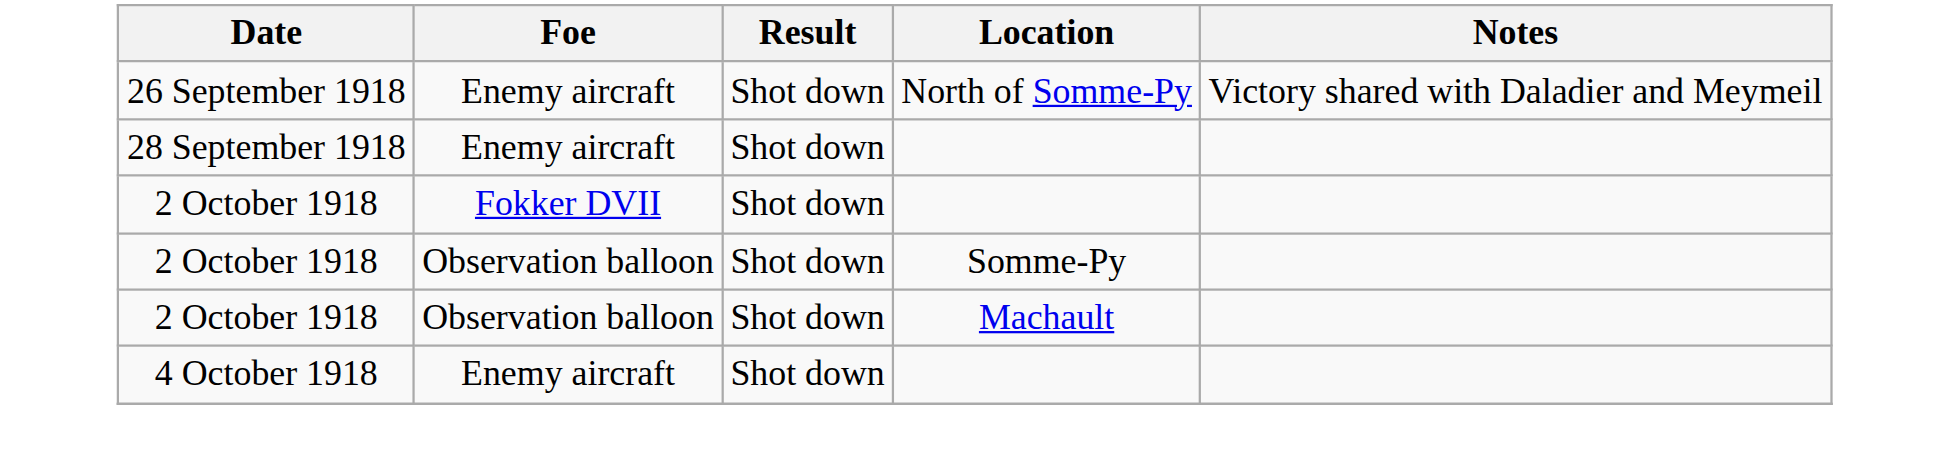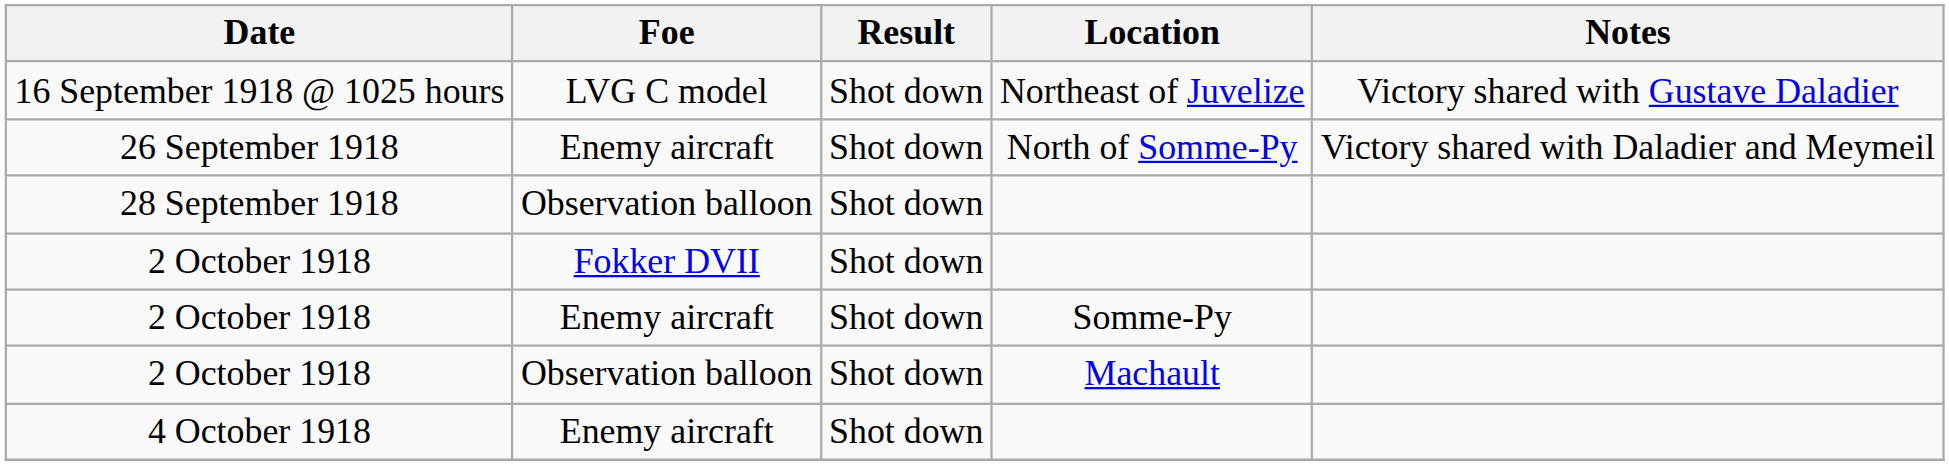+ row: (259, 89)
(568, 146) Enemy aircraft -> (667, 203) Observation balloon
(568, 260) Observation balloon -> (667, 317) Enemy aircraft
